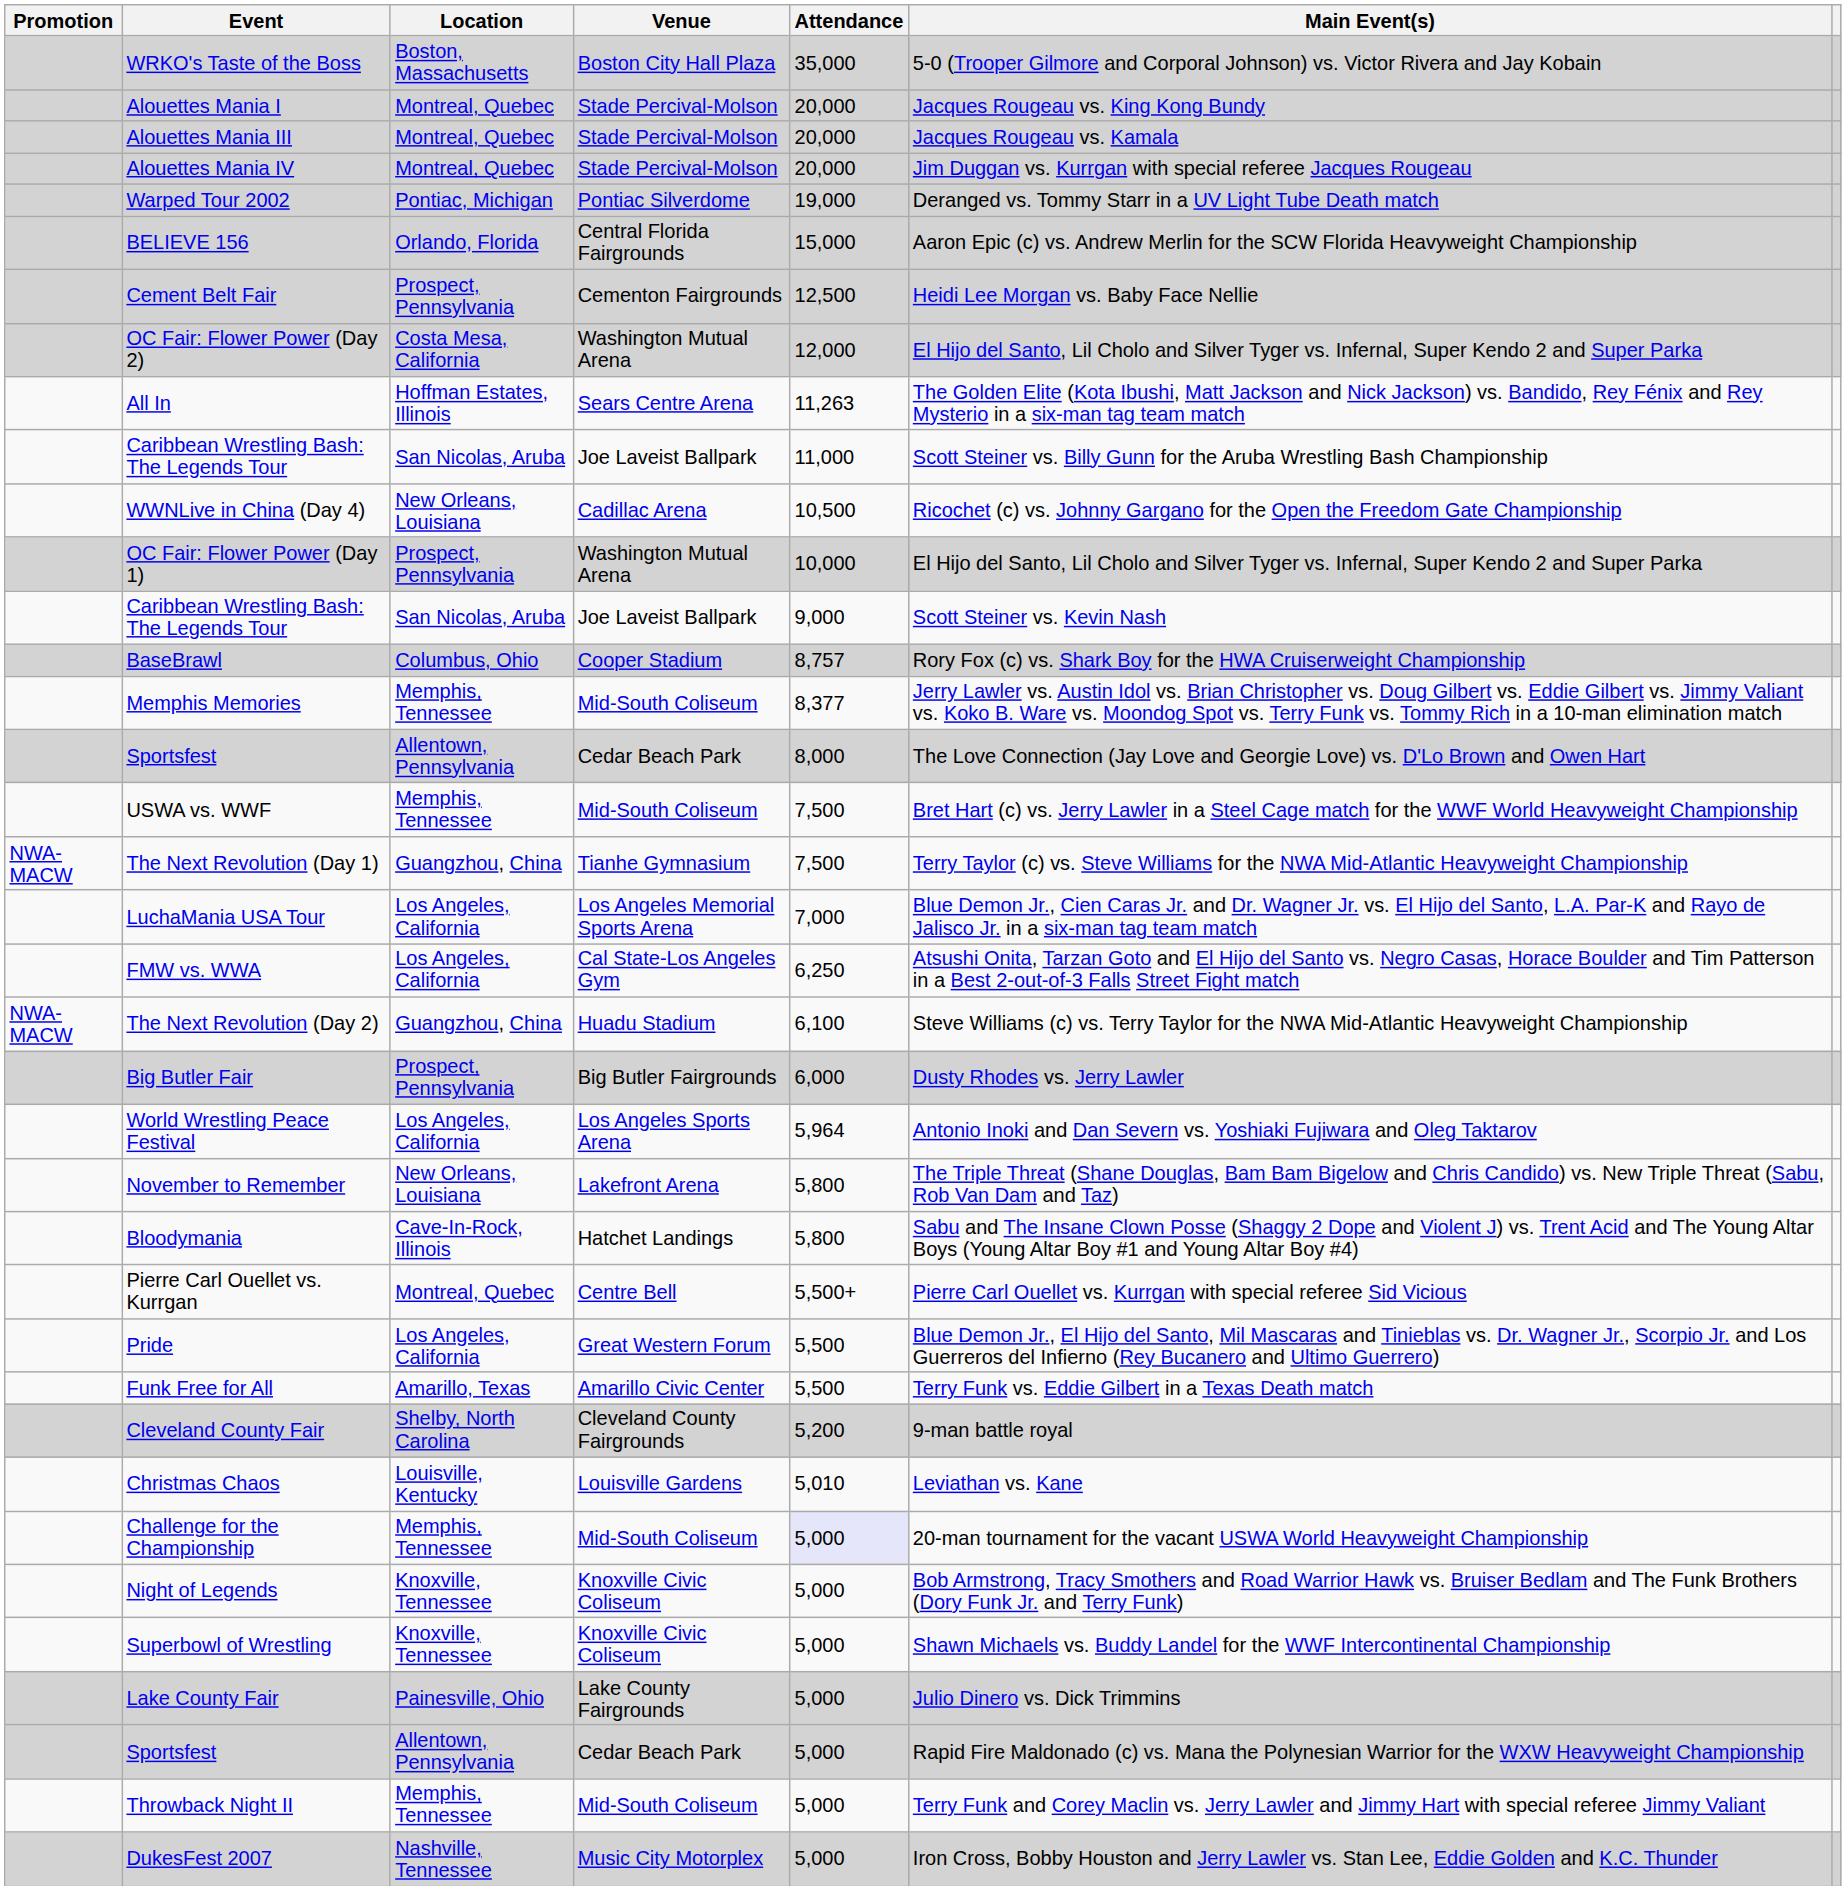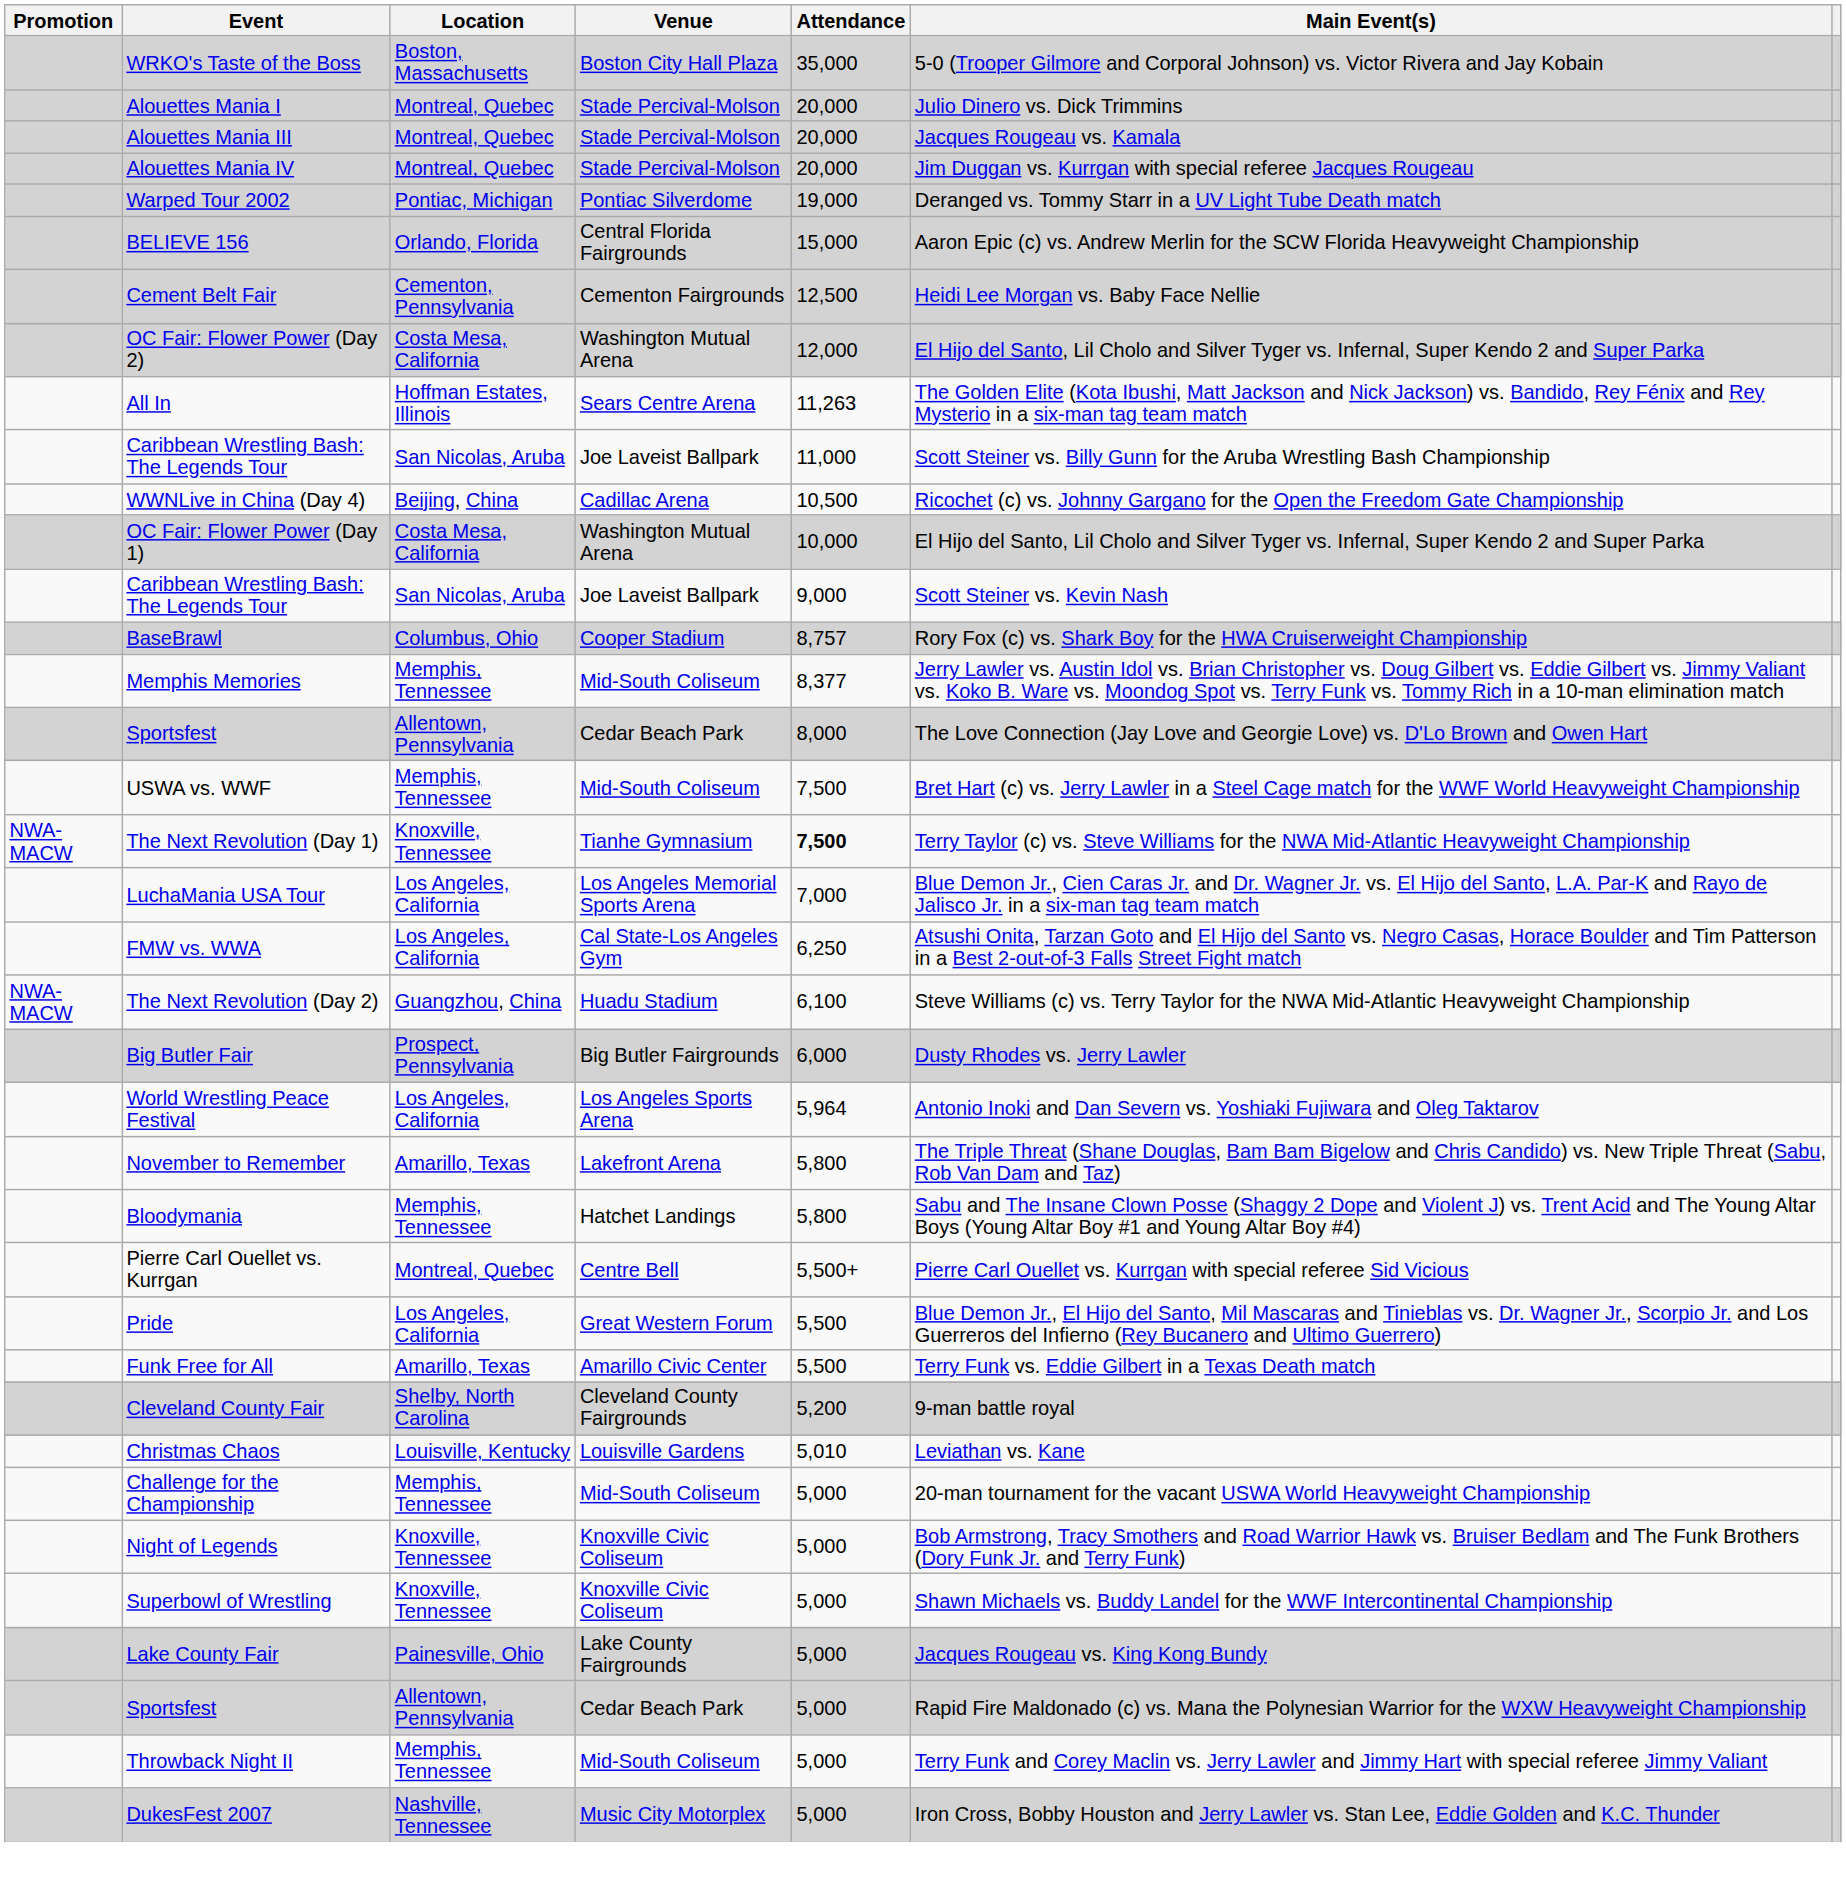(1089, 105) Jacques Rougeau vs. King Kong Bundy -> (1049, 105) Julio Dinero vs. Dick Trimmins
(455, 296) Prospect, Pennsylvania -> (454, 296) Cementon, Pennsylvania
(456, 510) New Orleans, Louisiana -> (456, 499) Beijing, China
(455, 564) Prospect, Pennsylvania -> (451, 542) Costa Mesa, California
(478, 863) Guangzhou, China -> (443, 841) Knoxville, Tennessee
(820, 863) normal -> (822, 841) bold
(456, 1184) New Orleans, Louisiana -> (462, 1162) Amarillo, Texas
(459, 1238) Cave-In-Rock, Illinois -> (443, 1216) Memphis, Tennessee
(820, 1537) lavender background -> (822, 1493) no background
(1047, 1698) Julio Dinero vs. Dick Trimmins -> (1091, 1654) Jacques Rougeau vs. King Kong Bundy
